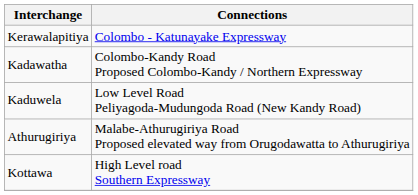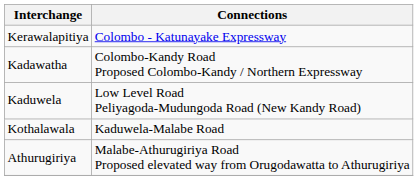+ row: (41, 129)
- row: (30, 172)
